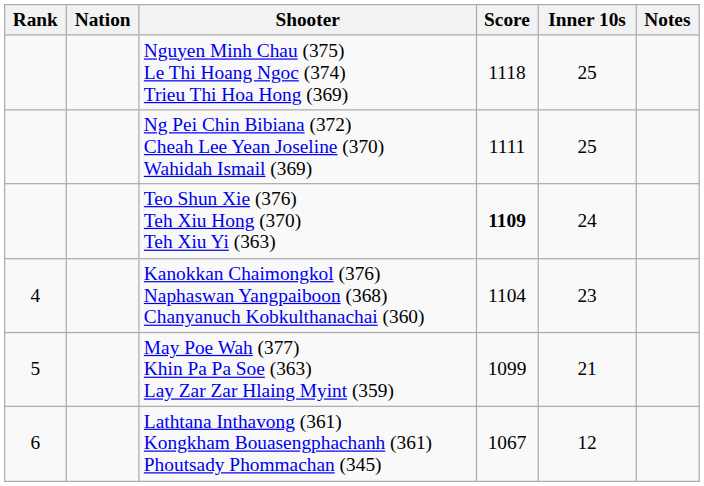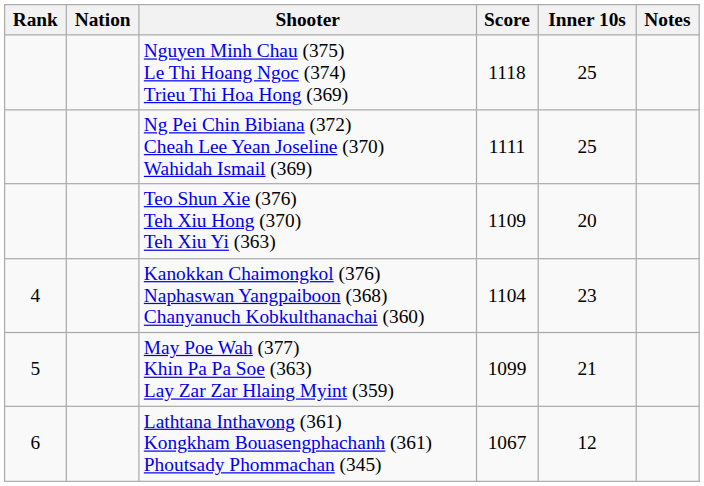(507, 220) bold -> (507, 220) normal
(587, 220) 24 -> (587, 220) 20
